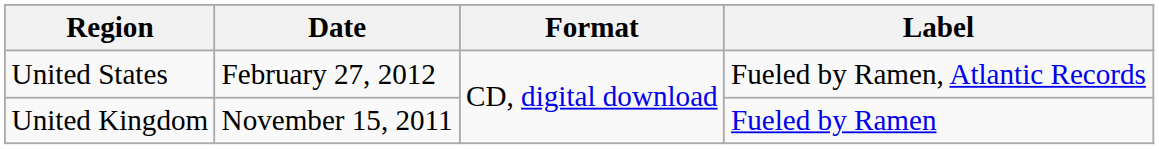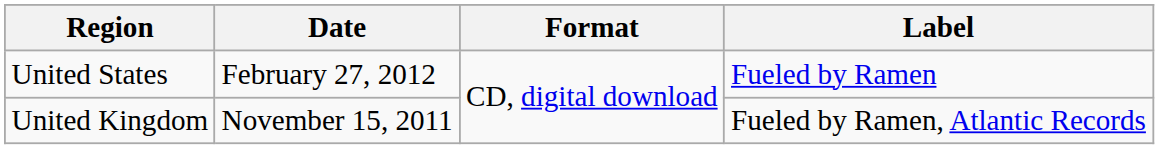(938, 73) Fueled by Ramen, Atlantic Records -> (834, 73) Fueled by Ramen
(834, 119) Fueled by Ramen -> (938, 119) Fueled by Ramen, Atlantic Records
